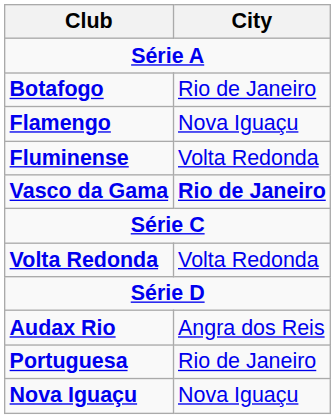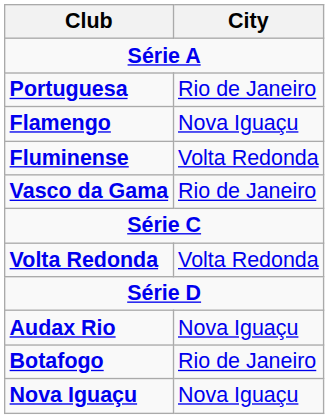rows swapped: (57, 89) <-> (69, 361)
(252, 191) bold -> (247, 191) normal
(251, 327) Angra dos Reis -> (238, 327) Nova Iguaçu
